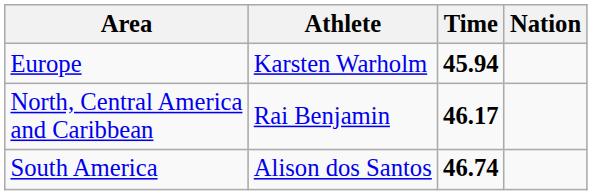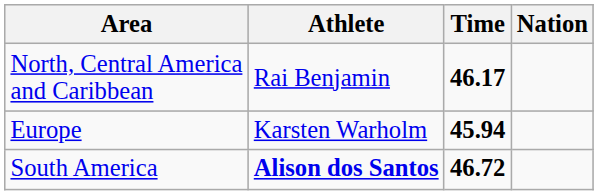rows swapped: (46, 63) <-> (126, 116)
(343, 168) normal -> (346, 168) bold
(471, 168) 46.74 -> (478, 168) 46.72
